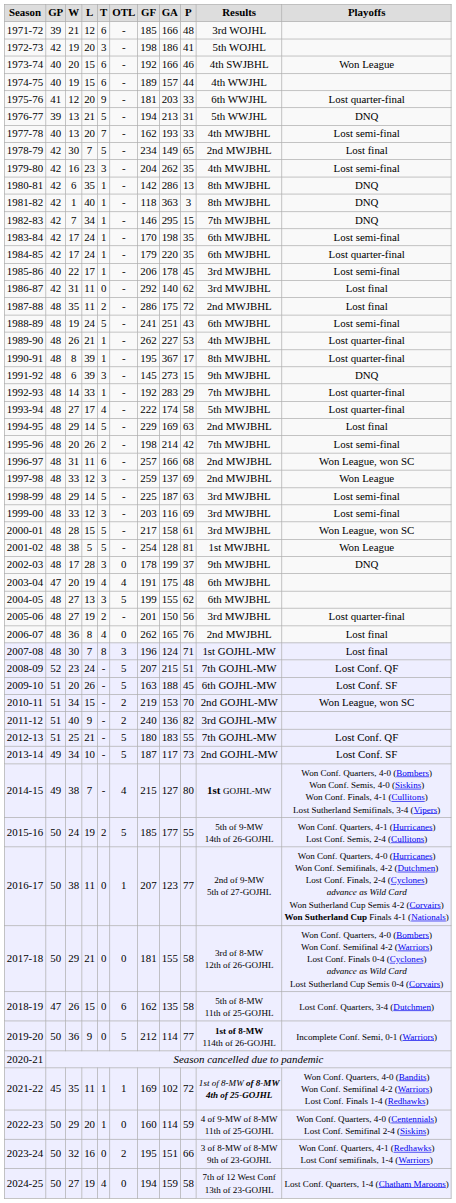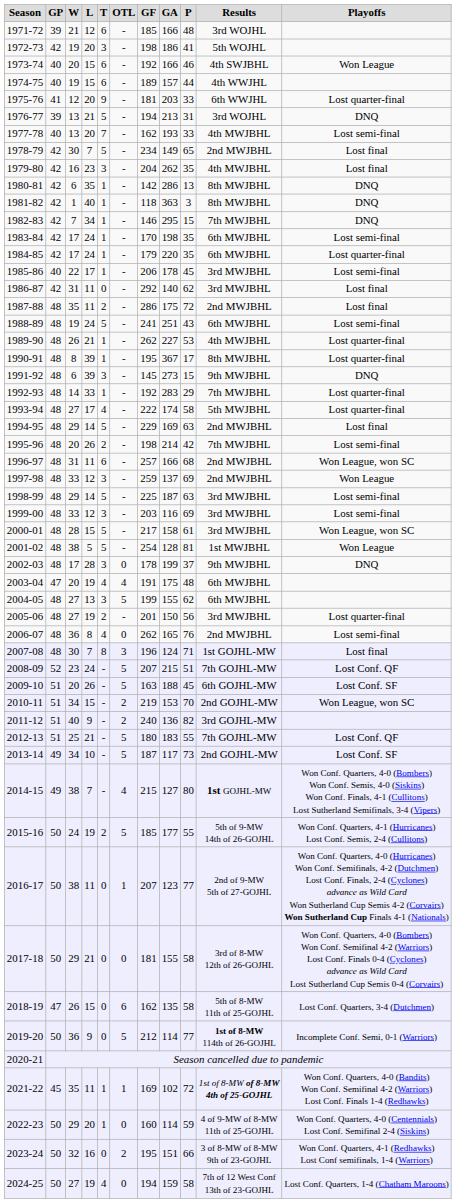(239, 116) 5th WWJHL -> (239, 116) 3rd WOJHL
(367, 168) Lost semi-final -> (367, 168) Lost final
(367, 634) Lost final -> (367, 634) Lost semi-final
